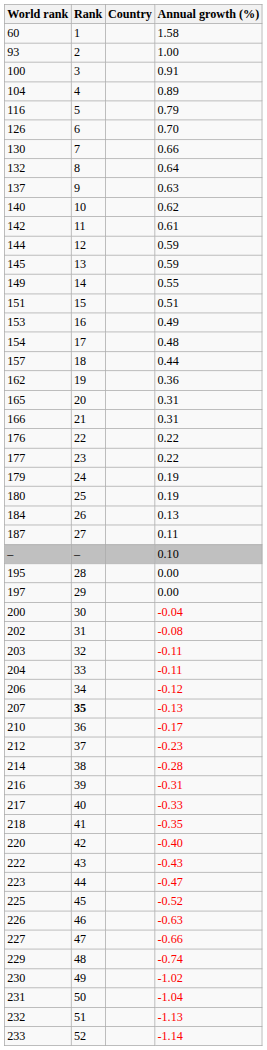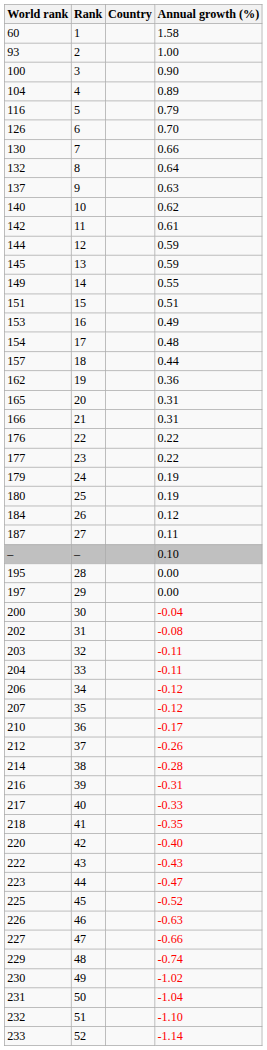(168, 71) 0.91 -> (168, 71) 0.90
(168, 515) 0.13 -> (168, 515) 0.12
(80, 708) bold -> (80, 708) normal
(170, 708) -0.13 -> (170, 708) -0.12
(170, 746) -0.23 -> (170, 746) -0.26
(170, 1016) -1.13 -> (170, 1016) -1.10
